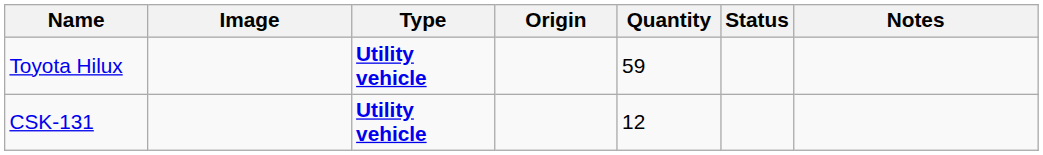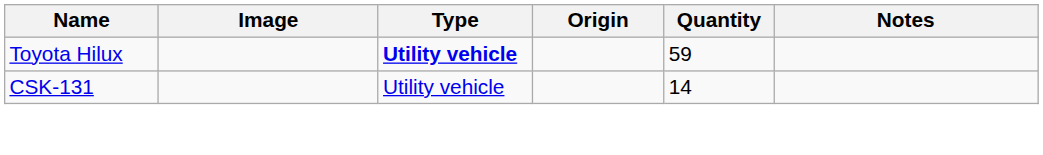- column: (757, 20)
(391, 122) bold -> (444, 86) normal
(634, 122) 12 -> (680, 86) 14
